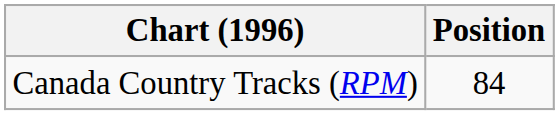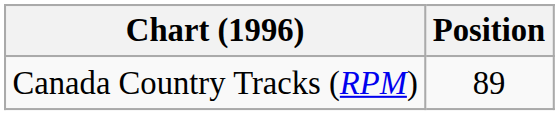(489, 82) 84 -> (489, 82) 89
